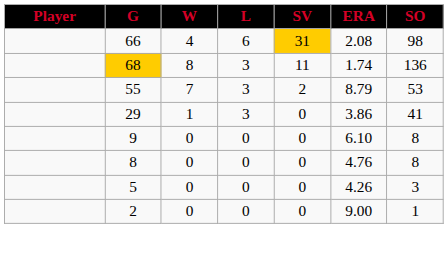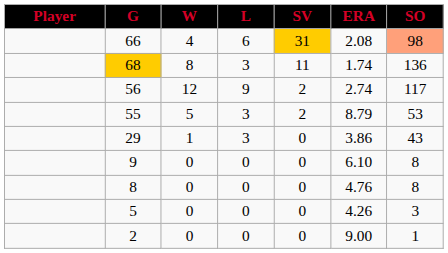(415, 41) no background -> (415, 41) lightsalmon background
+ row: (133, 89)
(189, 89) 7 -> (189, 114) 5
(415, 114) 41 -> (415, 138) 43
